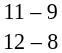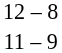rows swapped: (31, 11) <-> (31, 42)
